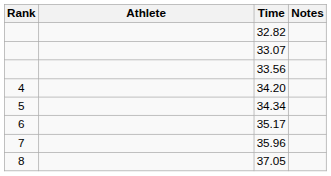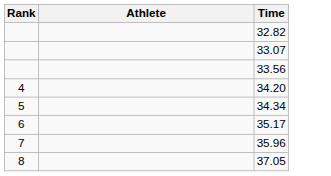- column: (307, 13)
